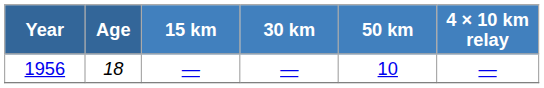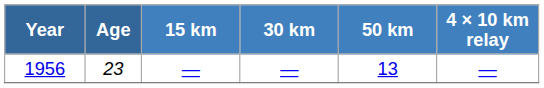(113, 69) 18 -> (113, 69) 23
(388, 69) 10 -> (388, 69) 13
